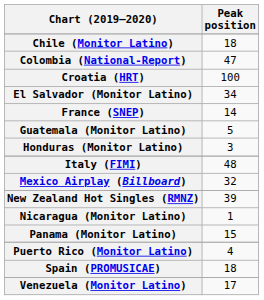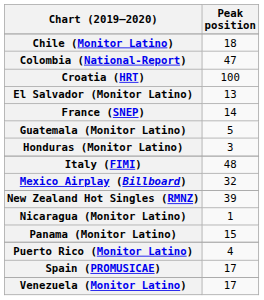(230, 95) 34 -> (230, 95) 13
(230, 269) 18 -> (230, 269) 17
